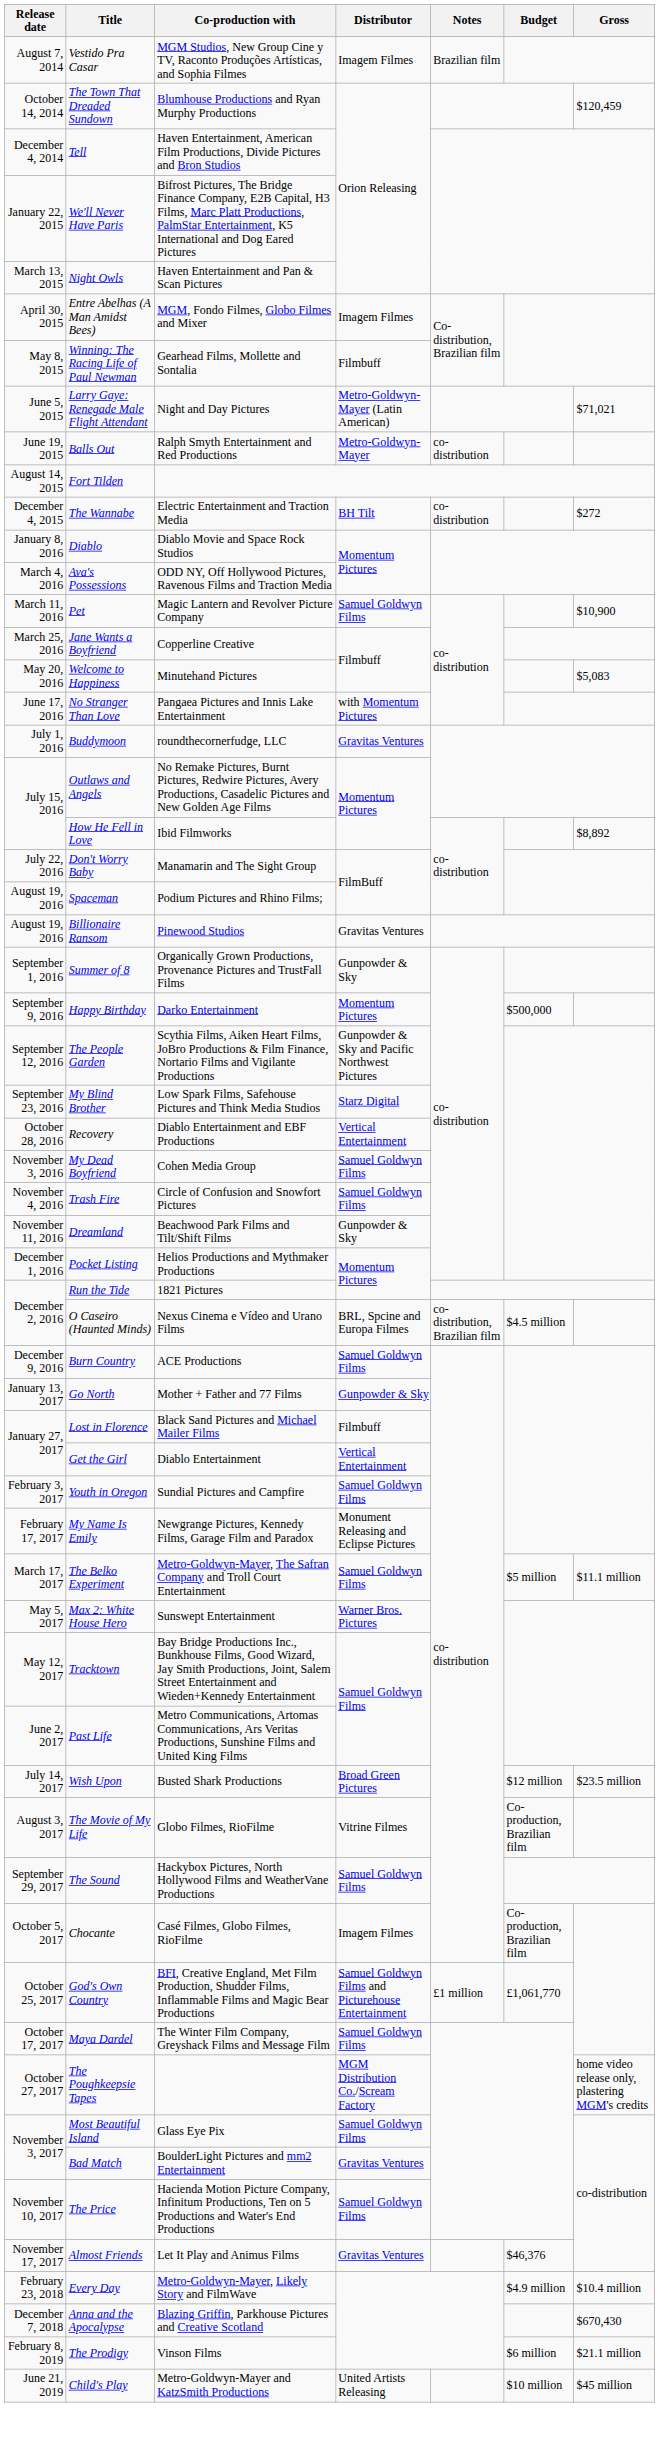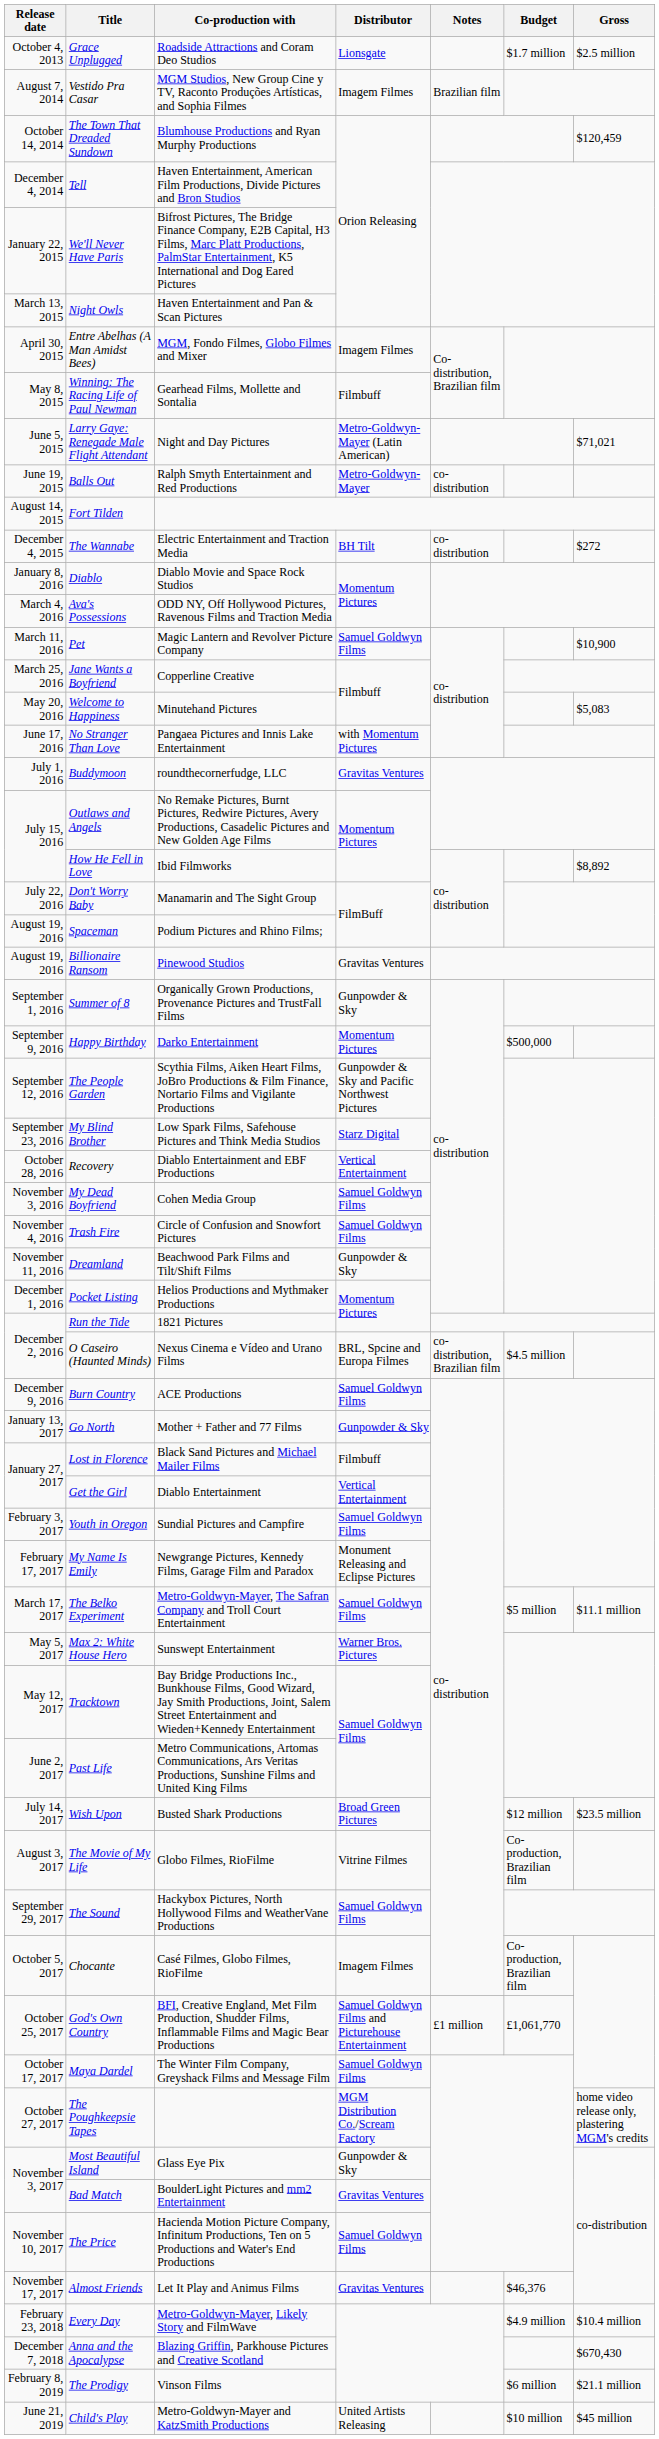+ row: (95, 53)
(380, 2130) Samuel Goldwyn Films -> (373, 2163) Gunpowder & Sky
